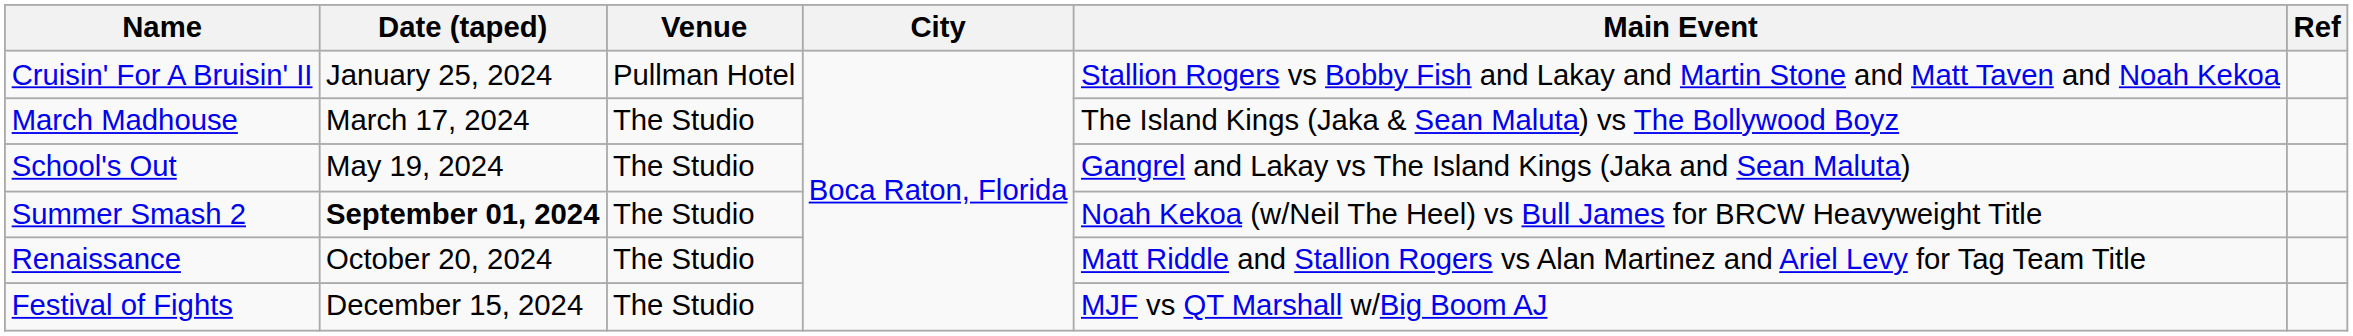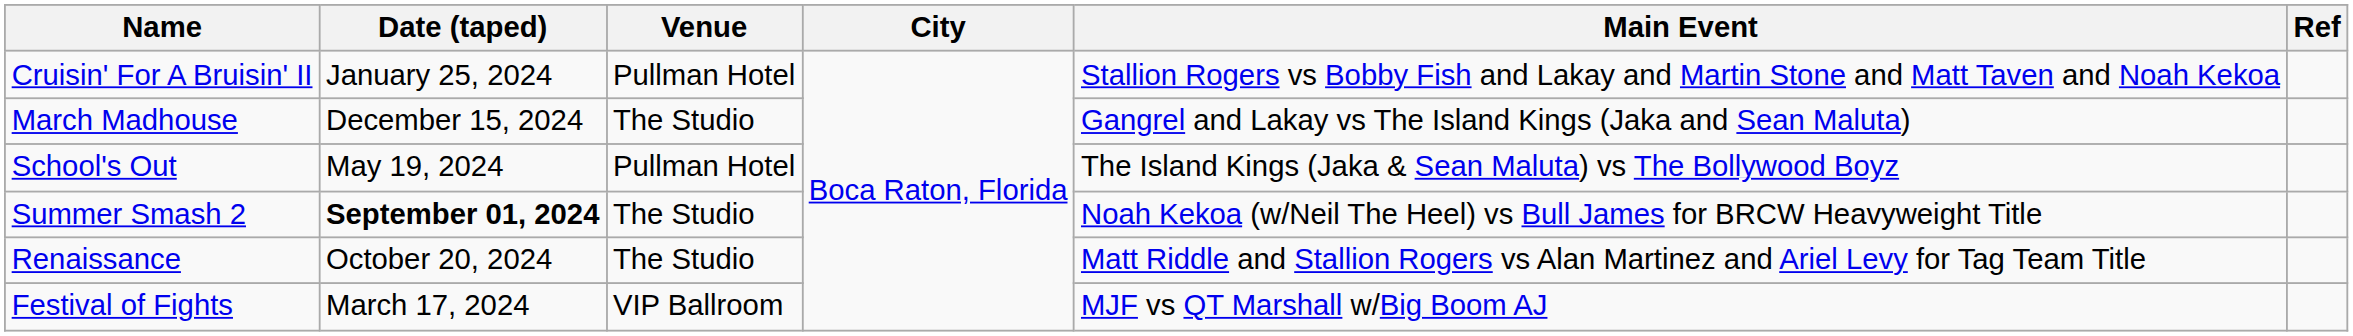(428, 120) March 17, 2024 -> (455, 120) December 15, 2024
(1490, 120) The Island Kings (Jaka & Sean Maluta) vs The Bollywood Boyz -> (1496, 120) Gangrel and Lakay vs The Island Kings (Jaka and Sean Maluta)
(684, 167) The Studio -> (704, 167) Pullman Hotel
(1496, 167) Gangrel and Lakay vs The Island Kings (Jaka and Sean Maluta) -> (1490, 167) The Island Kings (Jaka & Sean Maluta) vs The Bollywood Boyz
(455, 306) December 15, 2024 -> (428, 306) March 17, 2024
(684, 306) The Studio -> (698, 306) VIP Ballroom
